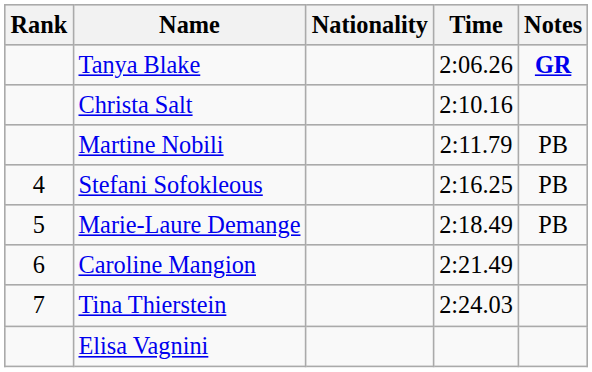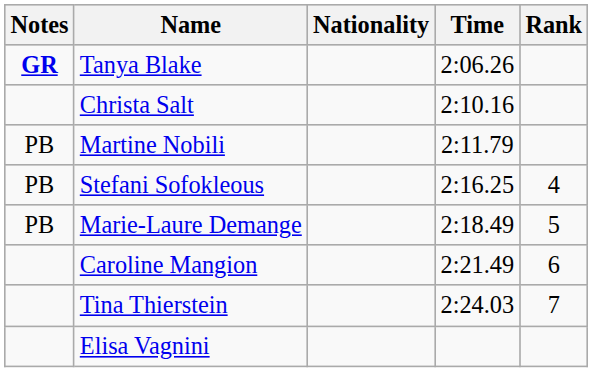columns swapped: (39, 24) <-> (553, 24)
